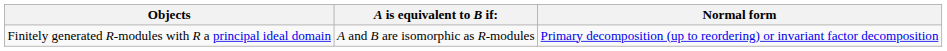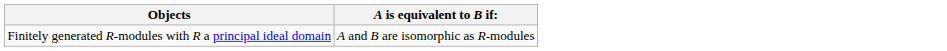- column: (740, 14)
